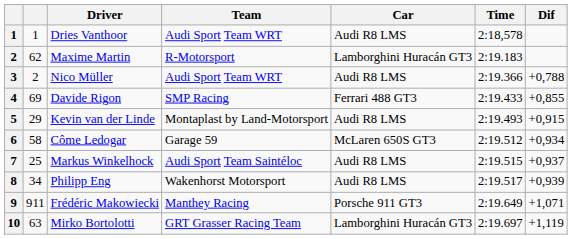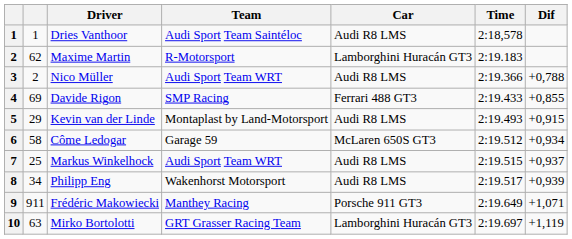(224, 35) Audi Sport Team WRT -> (233, 35) Audi Sport Team Saintéloc
(233, 160) Audi Sport Team Saintéloc -> (224, 160) Audi Sport Team WRT
